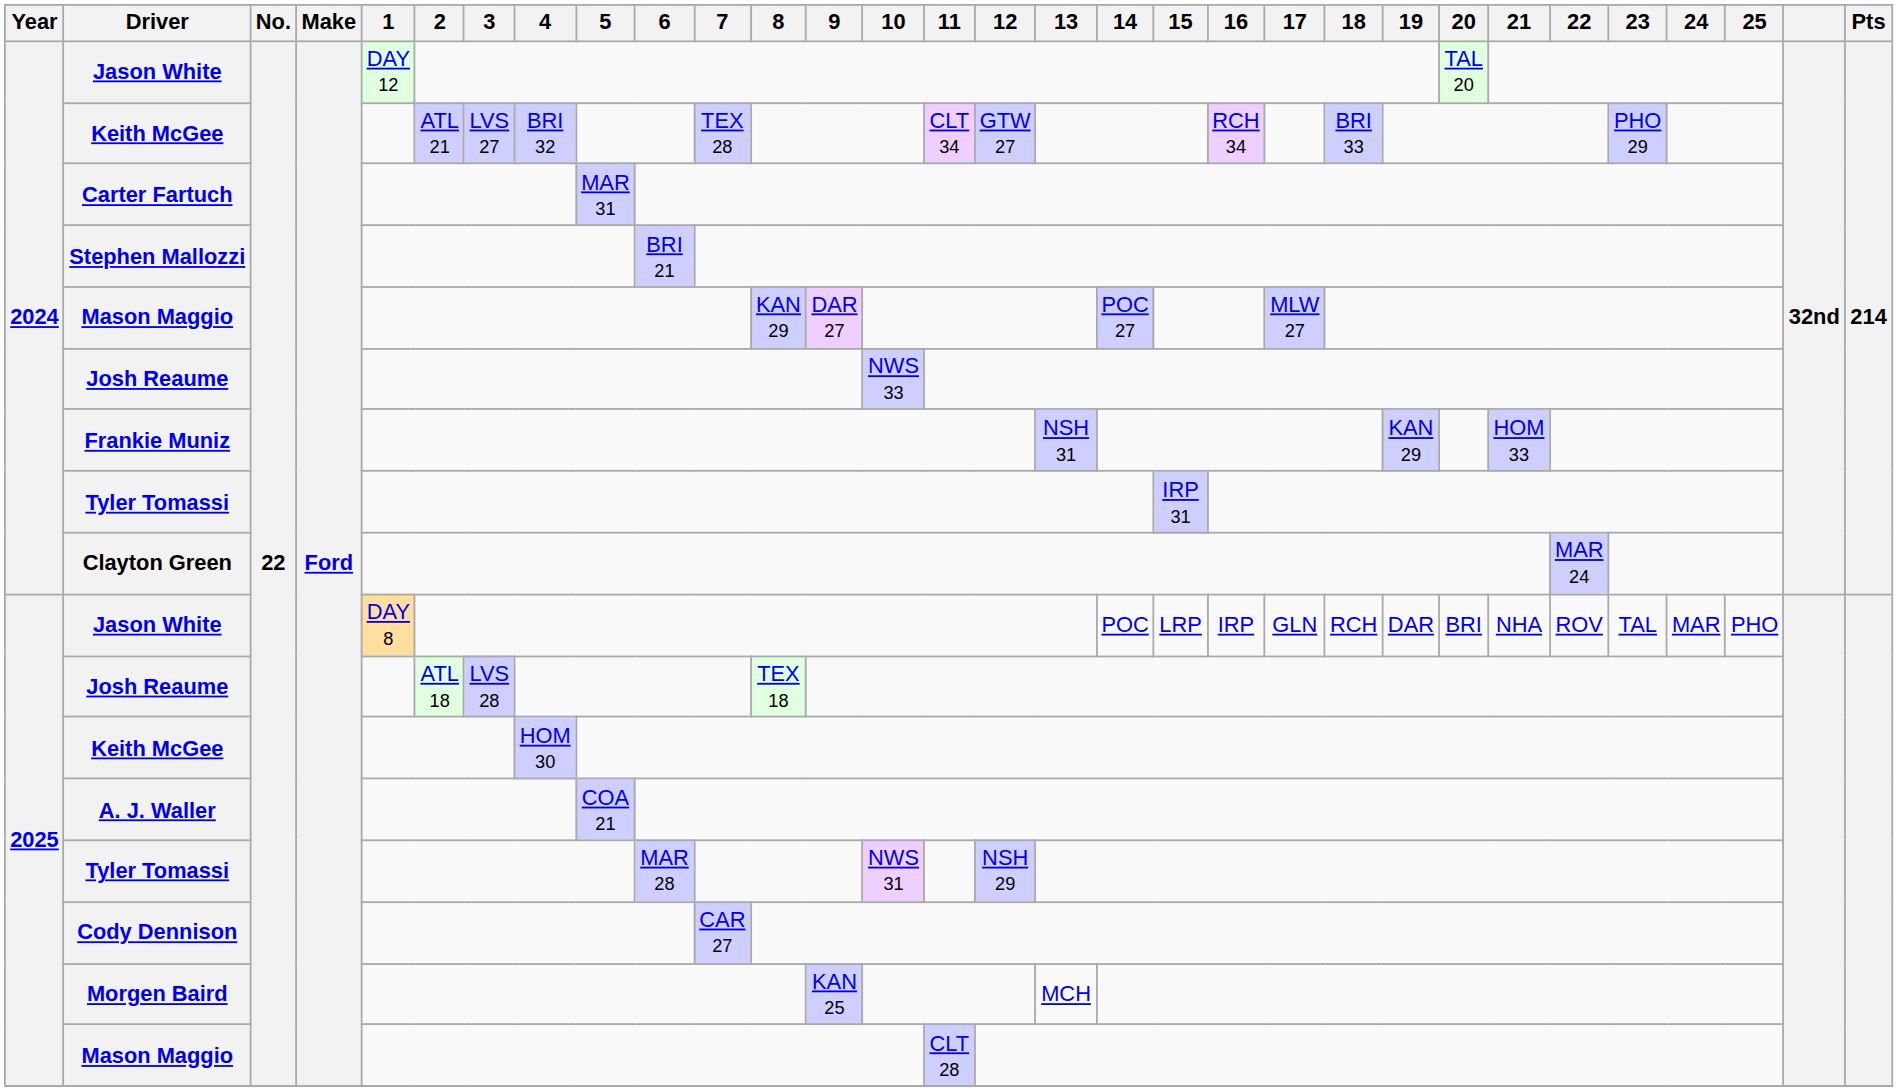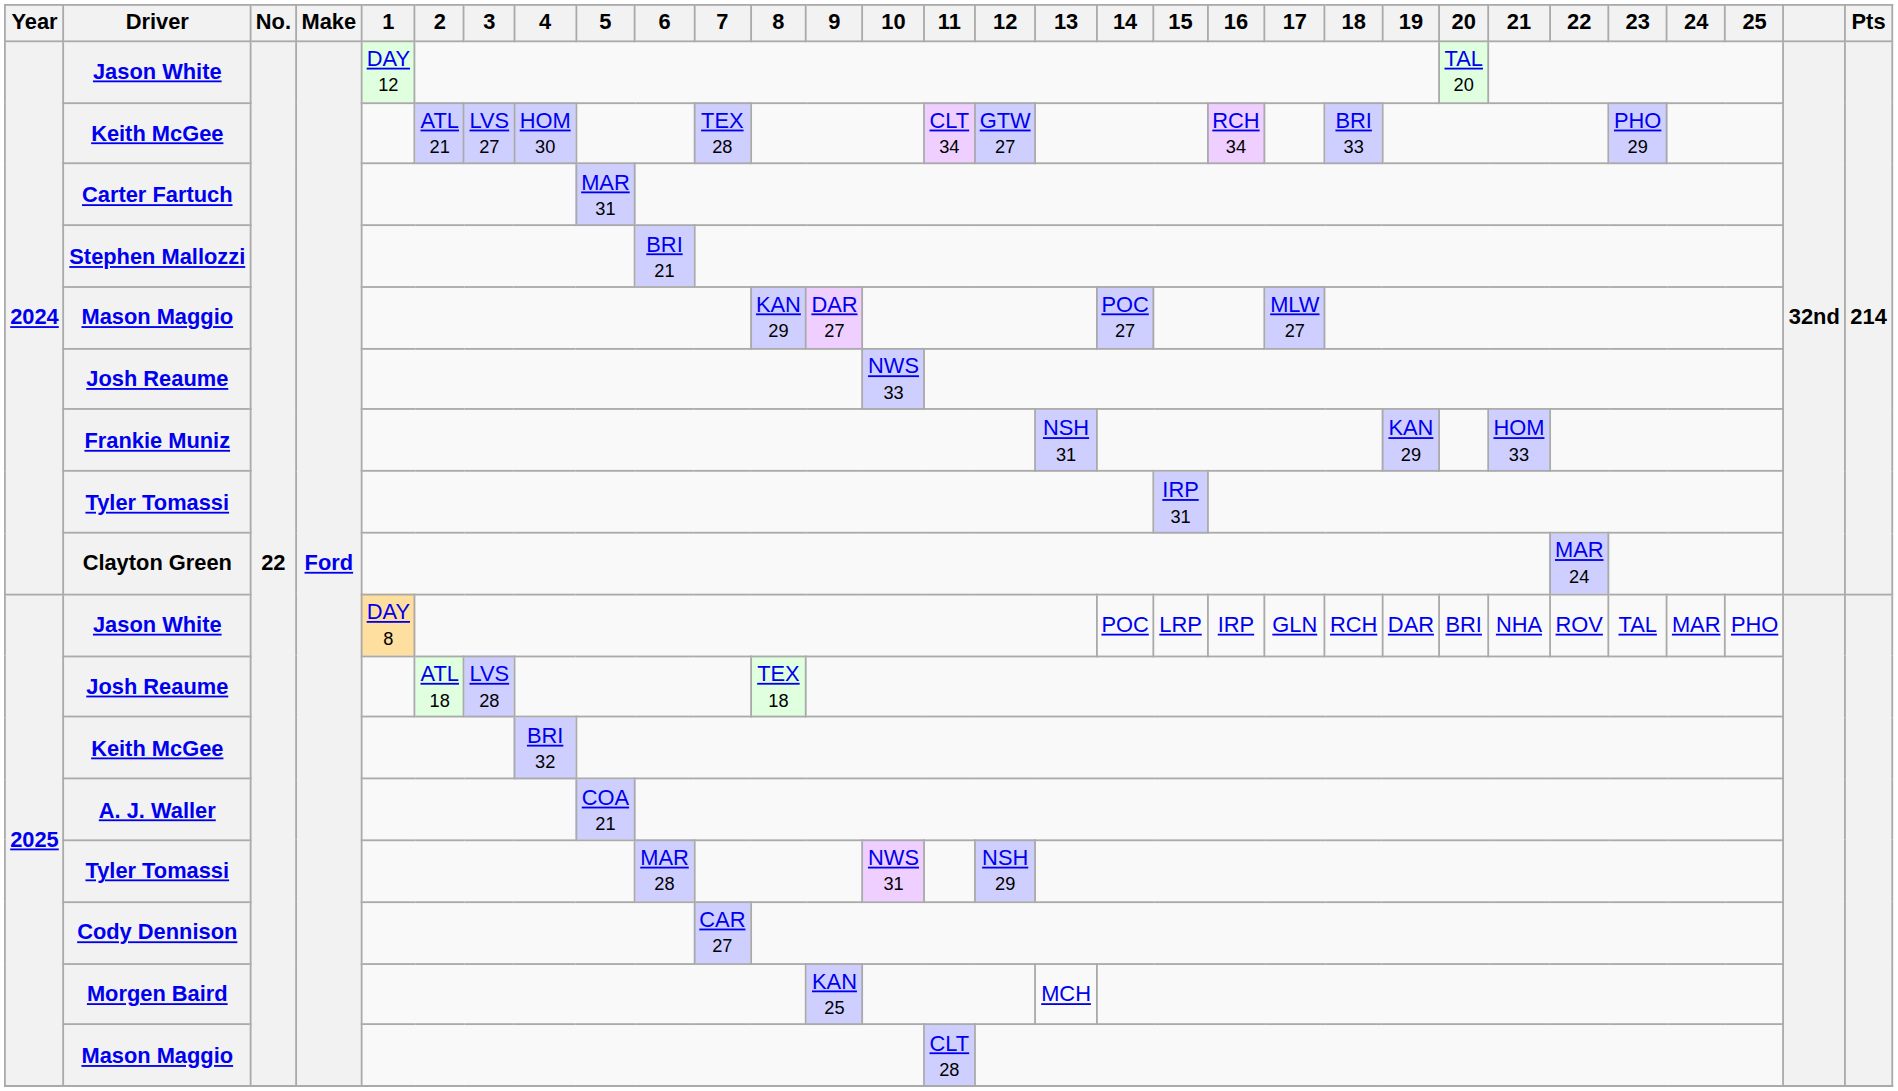(545, 132) BRI 32 -> (545, 132) HOM 30
(545, 747) HOM 30 -> (545, 747) BRI 32
